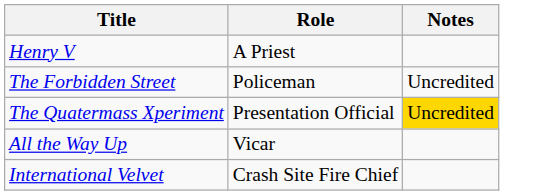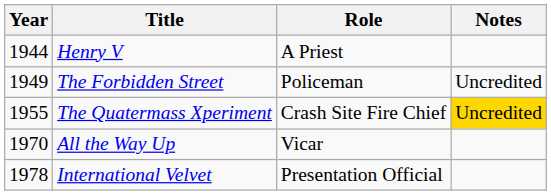+ column: (29, 19)
(314, 112) Presentation Official -> (364, 112) Crash Site Fire Chief
(315, 174) Crash Site Fire Chief -> (362, 174) Presentation Official
